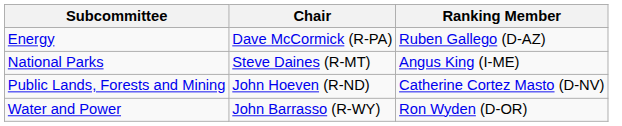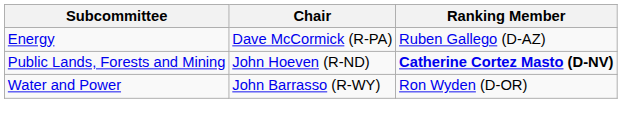- row: (56, 62)
(502, 86) normal -> (506, 62) bold
